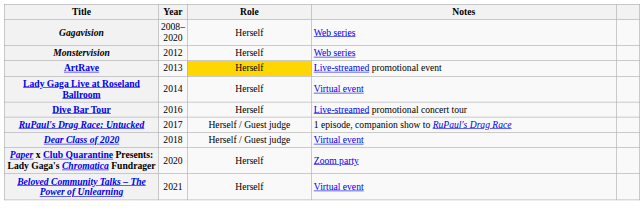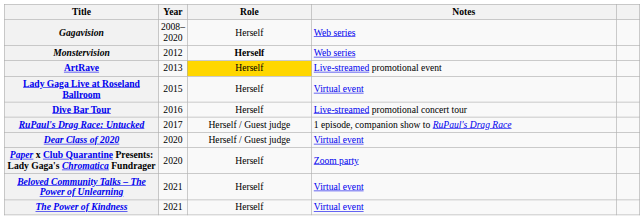(249, 53) normal -> (249, 53) bold
(173, 89) 2014 -> (173, 89) 2015
(173, 140) 2018 -> (173, 140) 2020
+ row: (82, 207)
